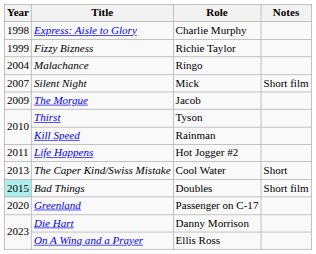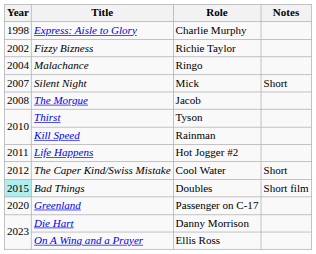(18, 48) 1999 -> (18, 48) 2002
(286, 83) Short film -> (275, 83) Short
(18, 100) 2009 -> (18, 100) 2008
(18, 170) 2013 -> (18, 170) 2012
